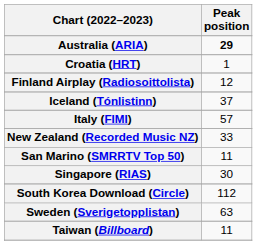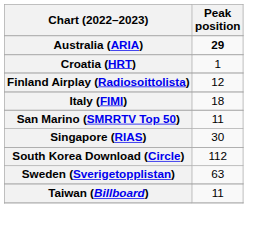- row: (103, 100)
(227, 119) 57 -> (218, 100) 18
- row: (103, 138)
